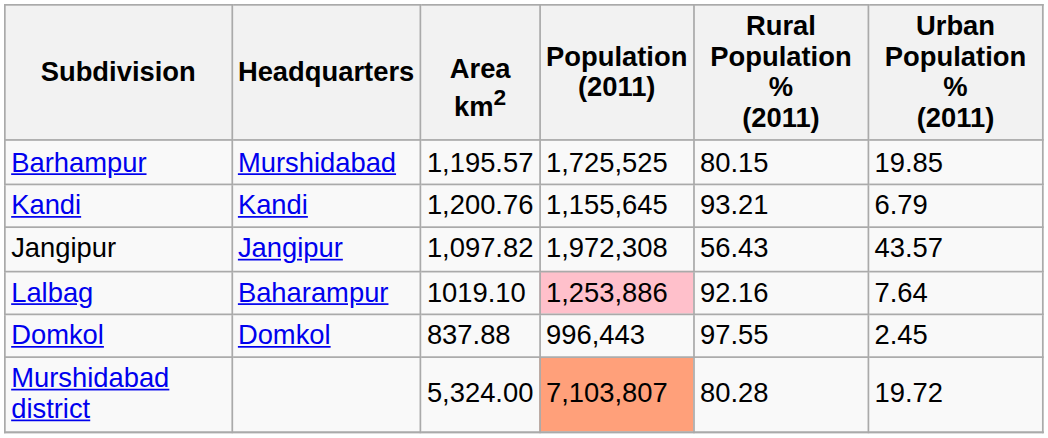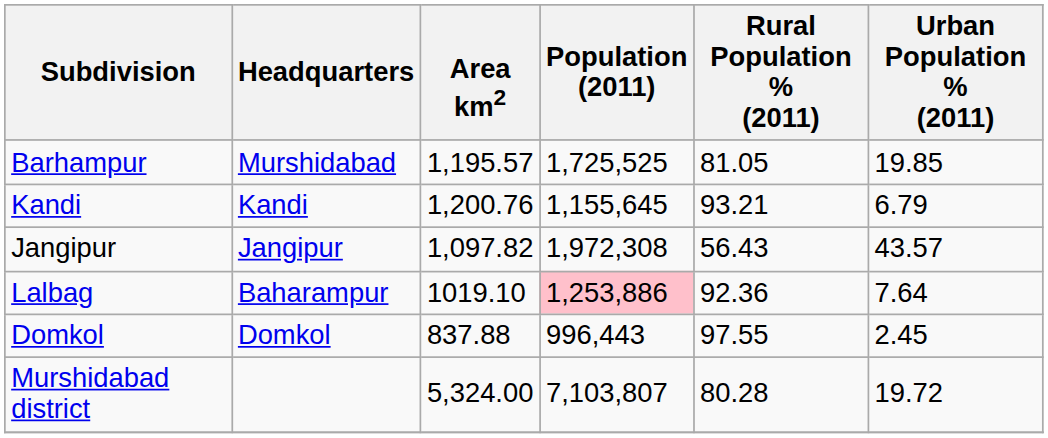(734, 161) 80.15 -> (734, 161) 81.05
(734, 292) 92.16 -> (734, 292) 92.36
(607, 394) lightsalmon background -> (607, 394) no background
